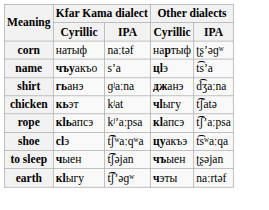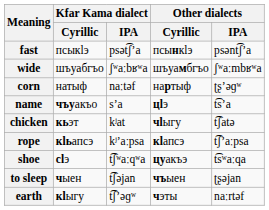+ row: (29, 50)
+ row: (29, 68)
- row: (29, 86)
